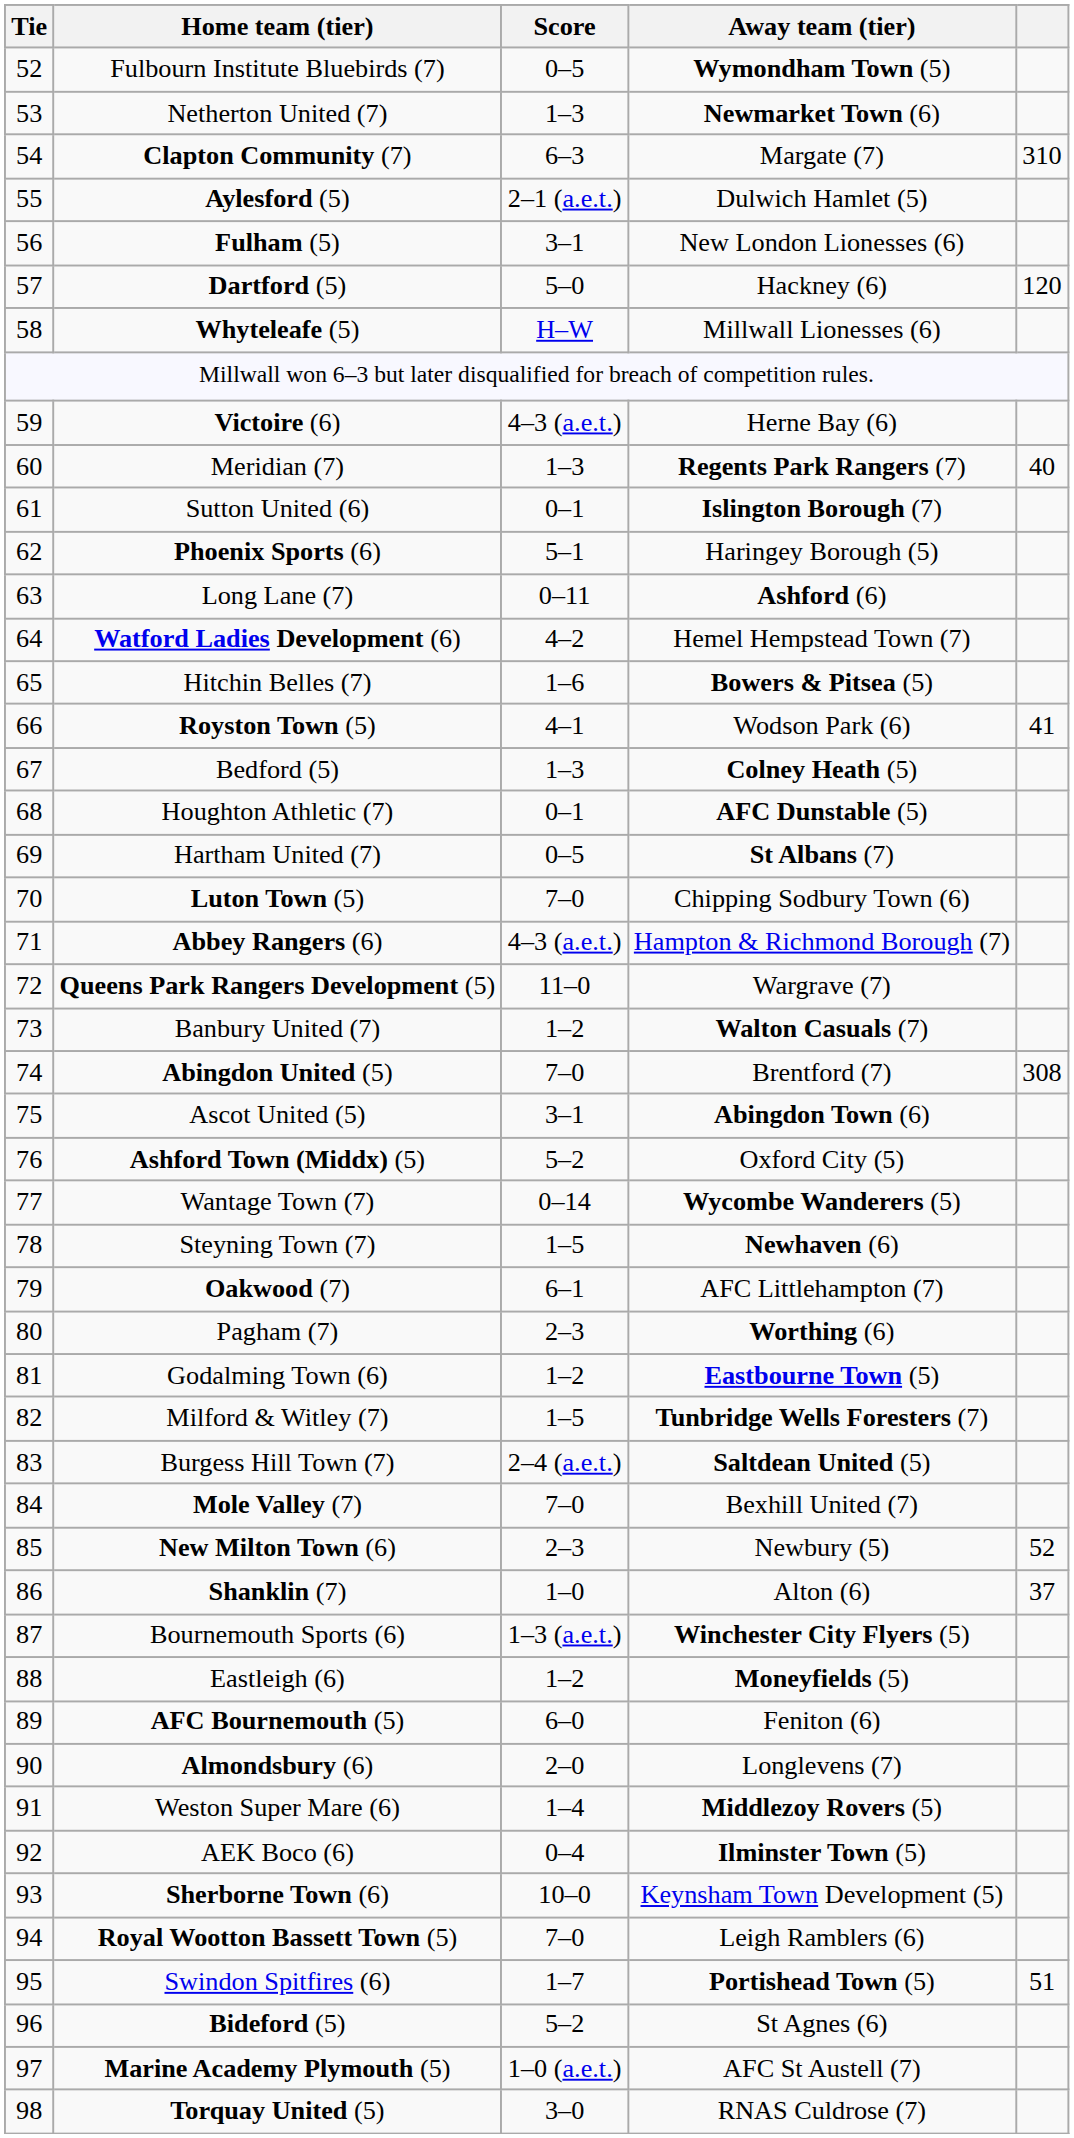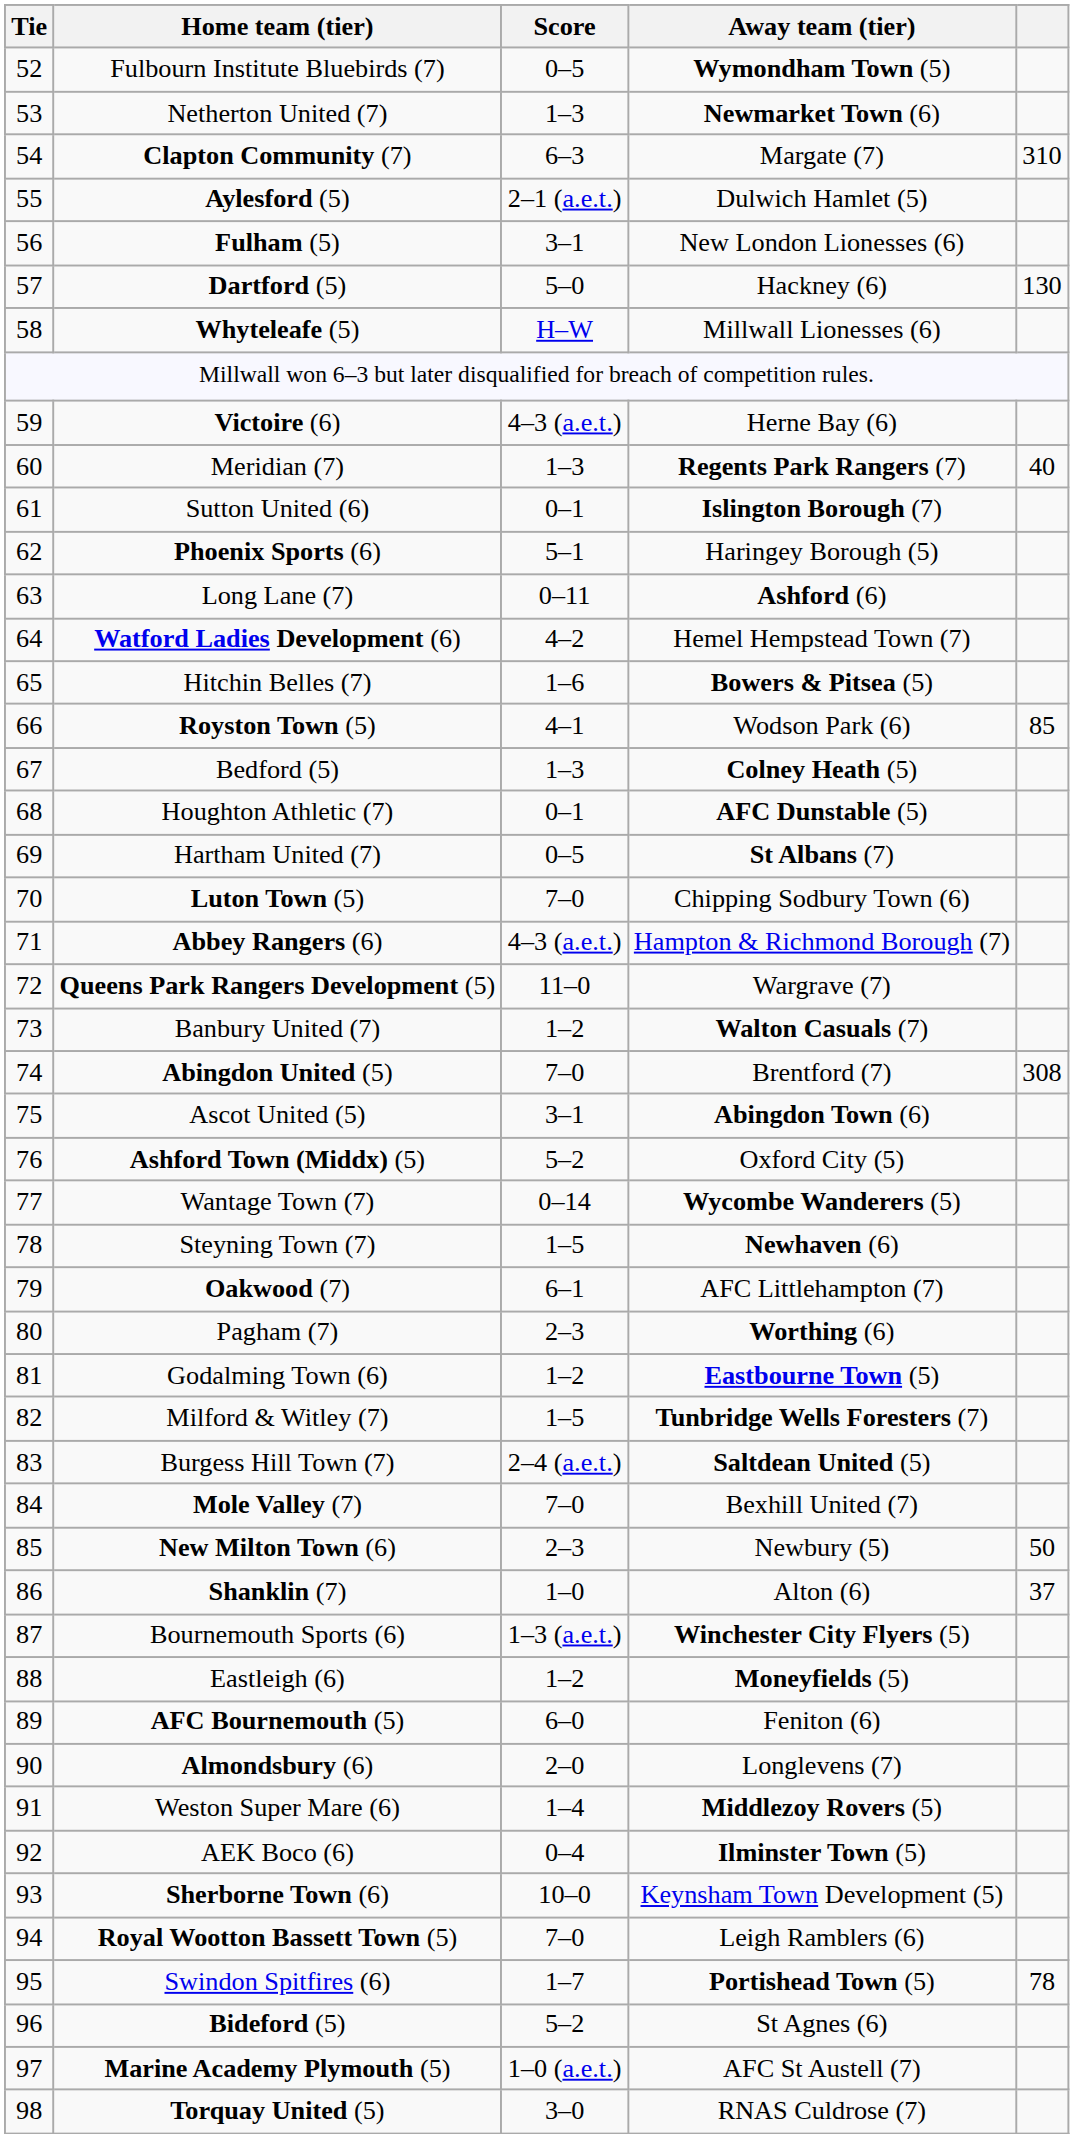(1042, 285) 120 -> (1042, 285) 130
(1042, 725) 41 -> (1042, 725) 85
(1042, 1548) 52 -> (1042, 1548) 50
(1042, 1981) 51 -> (1042, 1981) 78
